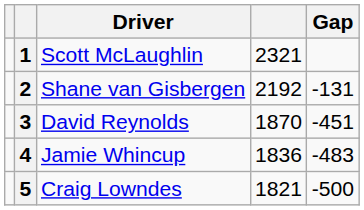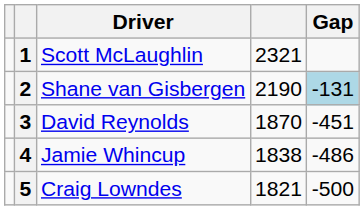(279, 88) 2192 -> (279, 88) 2190
(333, 88) no background -> (333, 88) lightblue background
(279, 155) 1836 -> (279, 155) 1838
(333, 155) -483 -> (333, 155) -486
